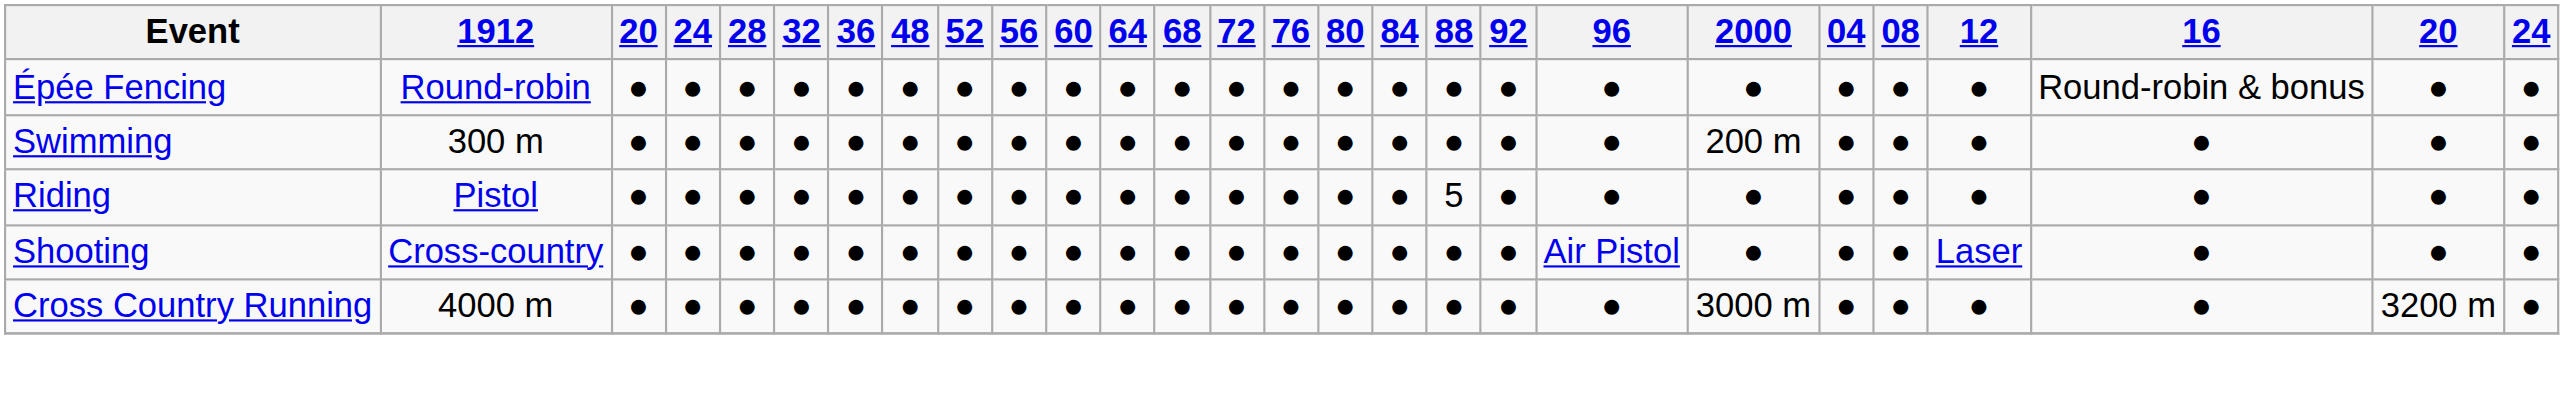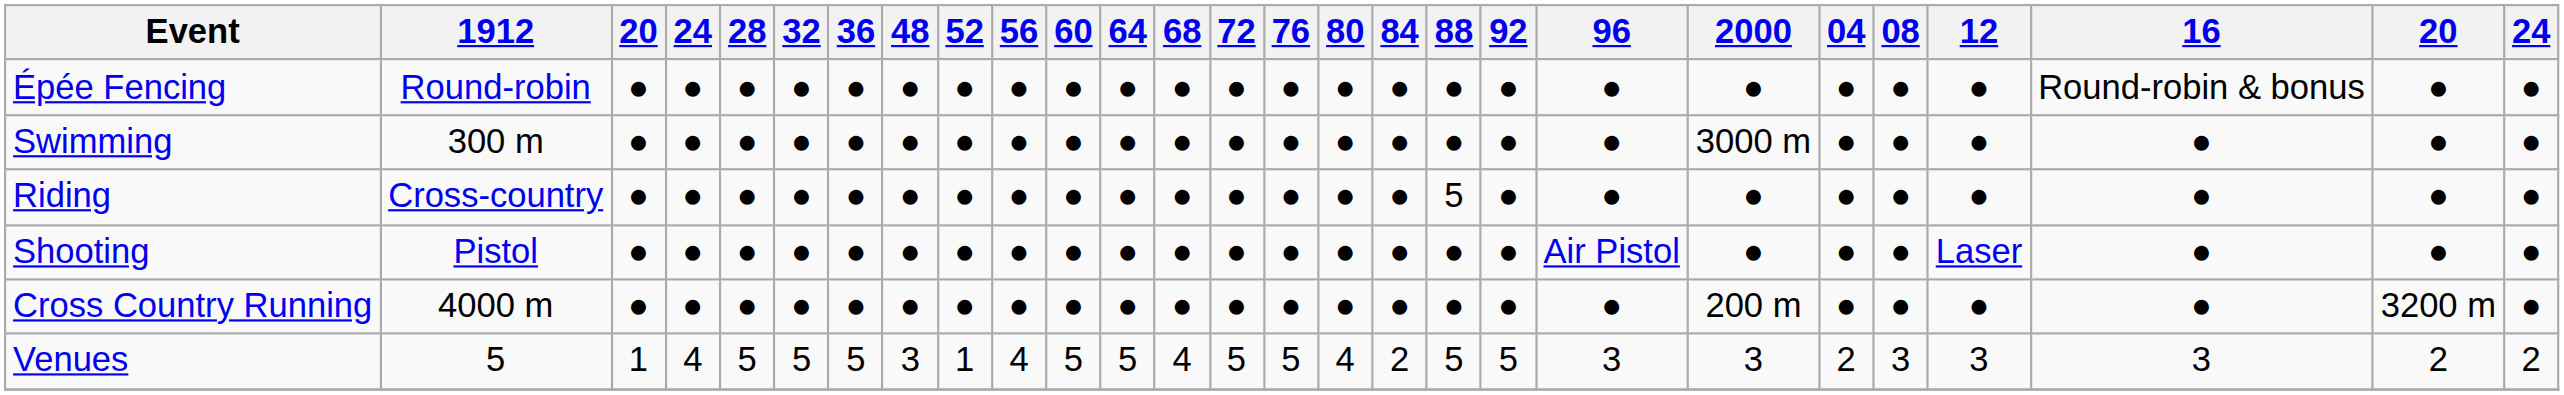(1753, 141) 200 m -> (1753, 141) 3000 m
(496, 196) Pistol -> (496, 196) Cross-country
(496, 251) Cross-country -> (496, 251) Pistol
(1753, 305) 3000 m -> (1753, 305) 200 m
+ row: (71, 360)
